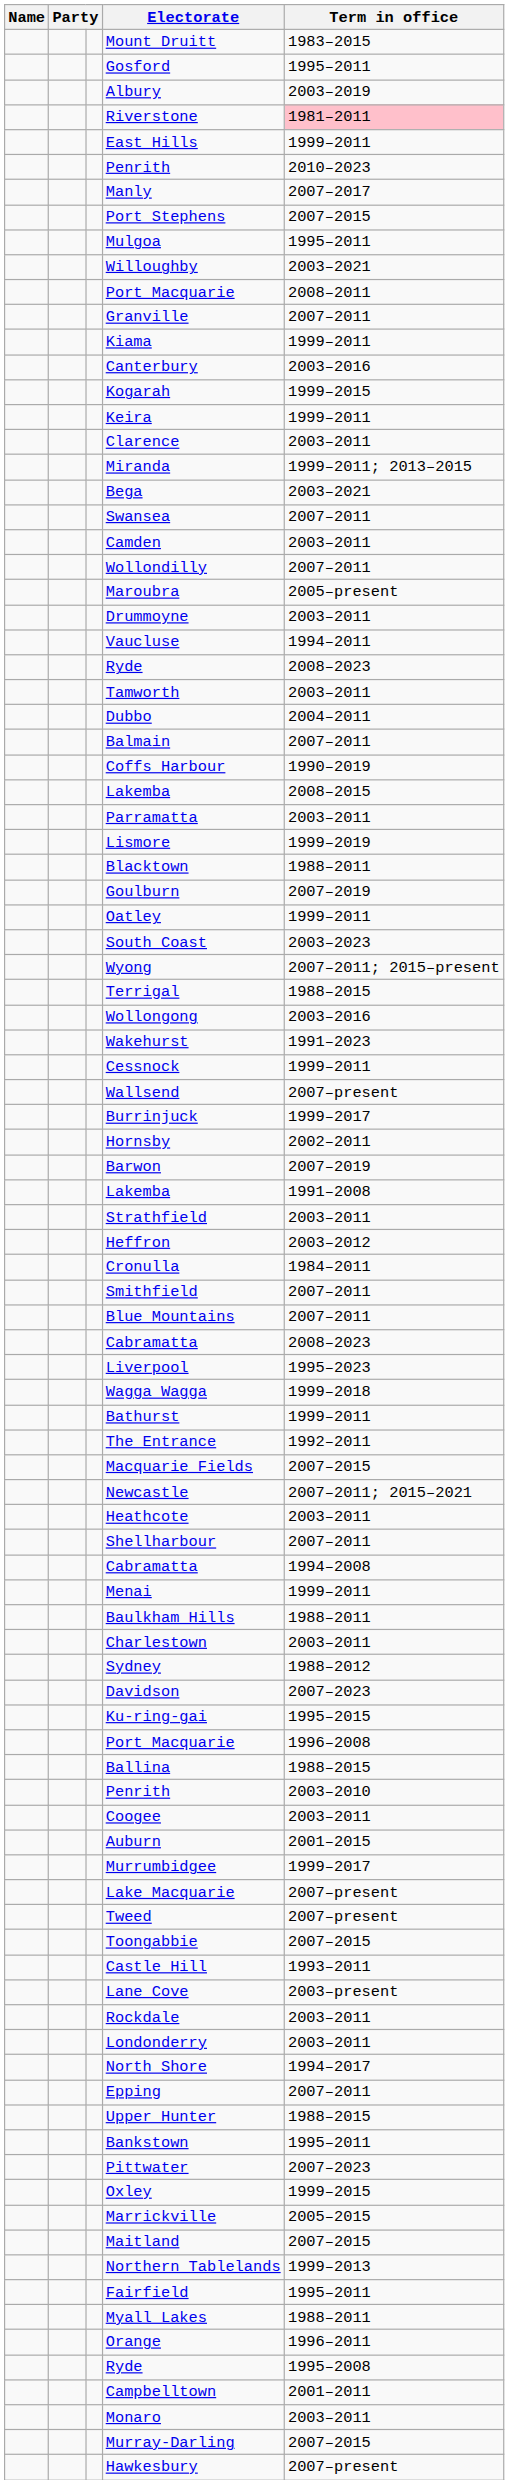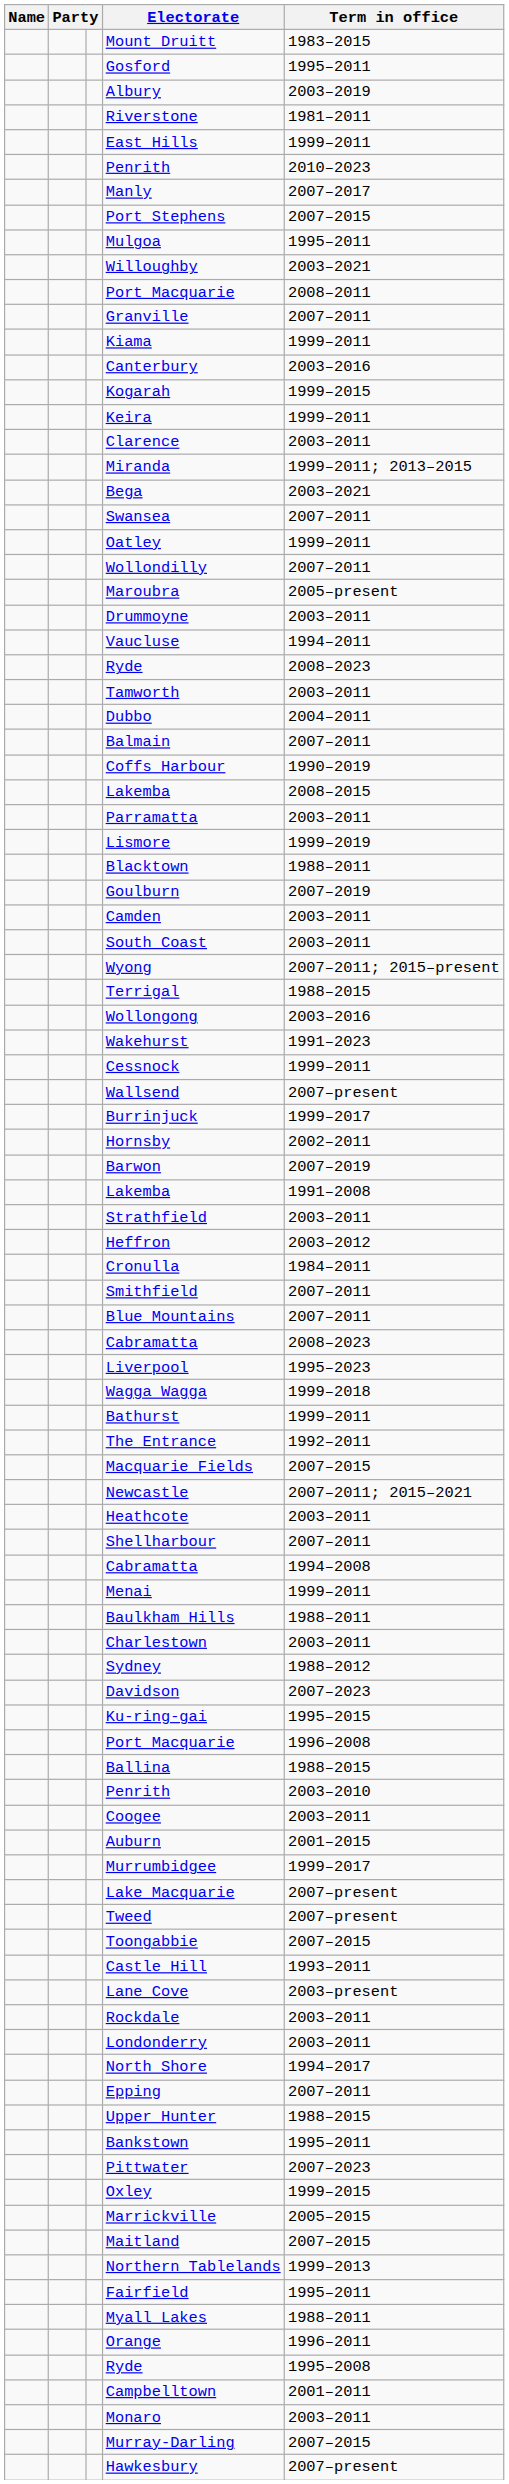(329, 117) pink background -> (329, 117) no background
rows swapped: (27, 542) <-> (27, 917)
(329, 942) 2003–2023 -> (329, 942) 2003–2011
